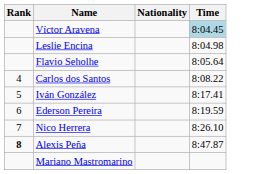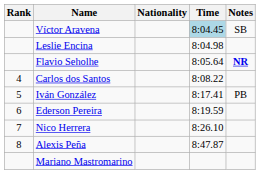+ column: (241, 12)
(19, 144) bold -> (19, 144) normal
